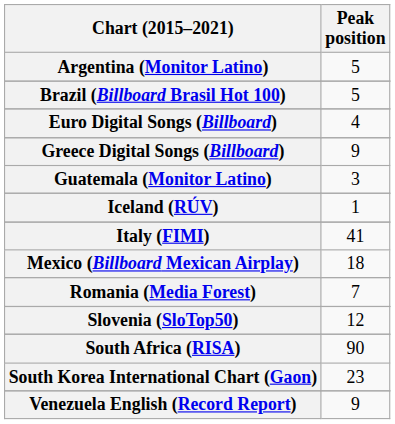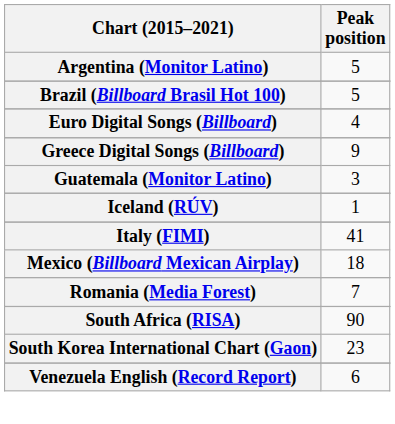- row: (163, 320)
(355, 404) 9 -> (355, 376) 6
